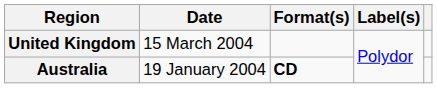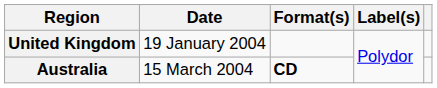(198, 43) 15 March 2004 -> (205, 43) 19 January 2004
(205, 69) 19 January 2004 -> (198, 69) 15 March 2004
